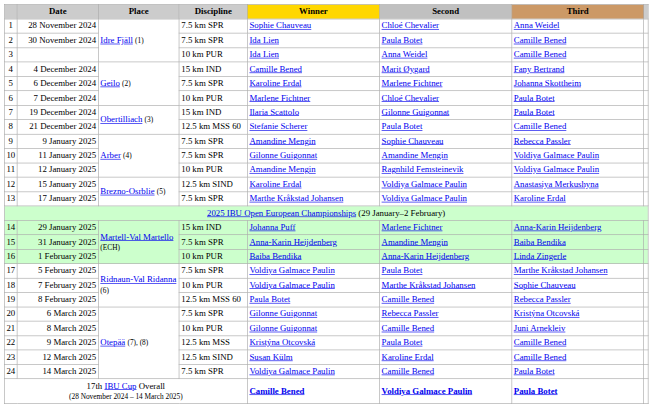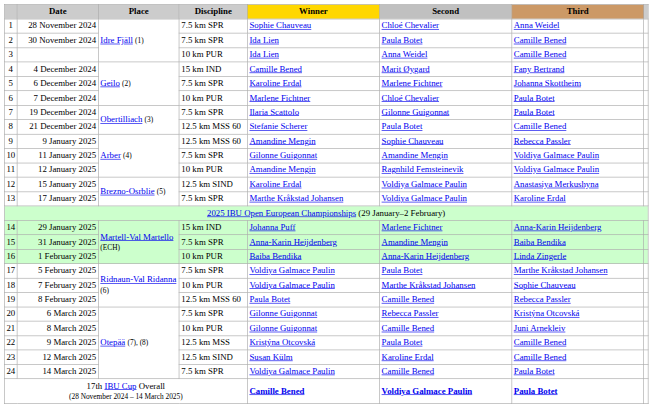(201, 112) 15 km IND -> (202, 112) 7.5 km SPR
(202, 141) 7.5 km SPR -> (211, 141) 12.5 km MSS 60
